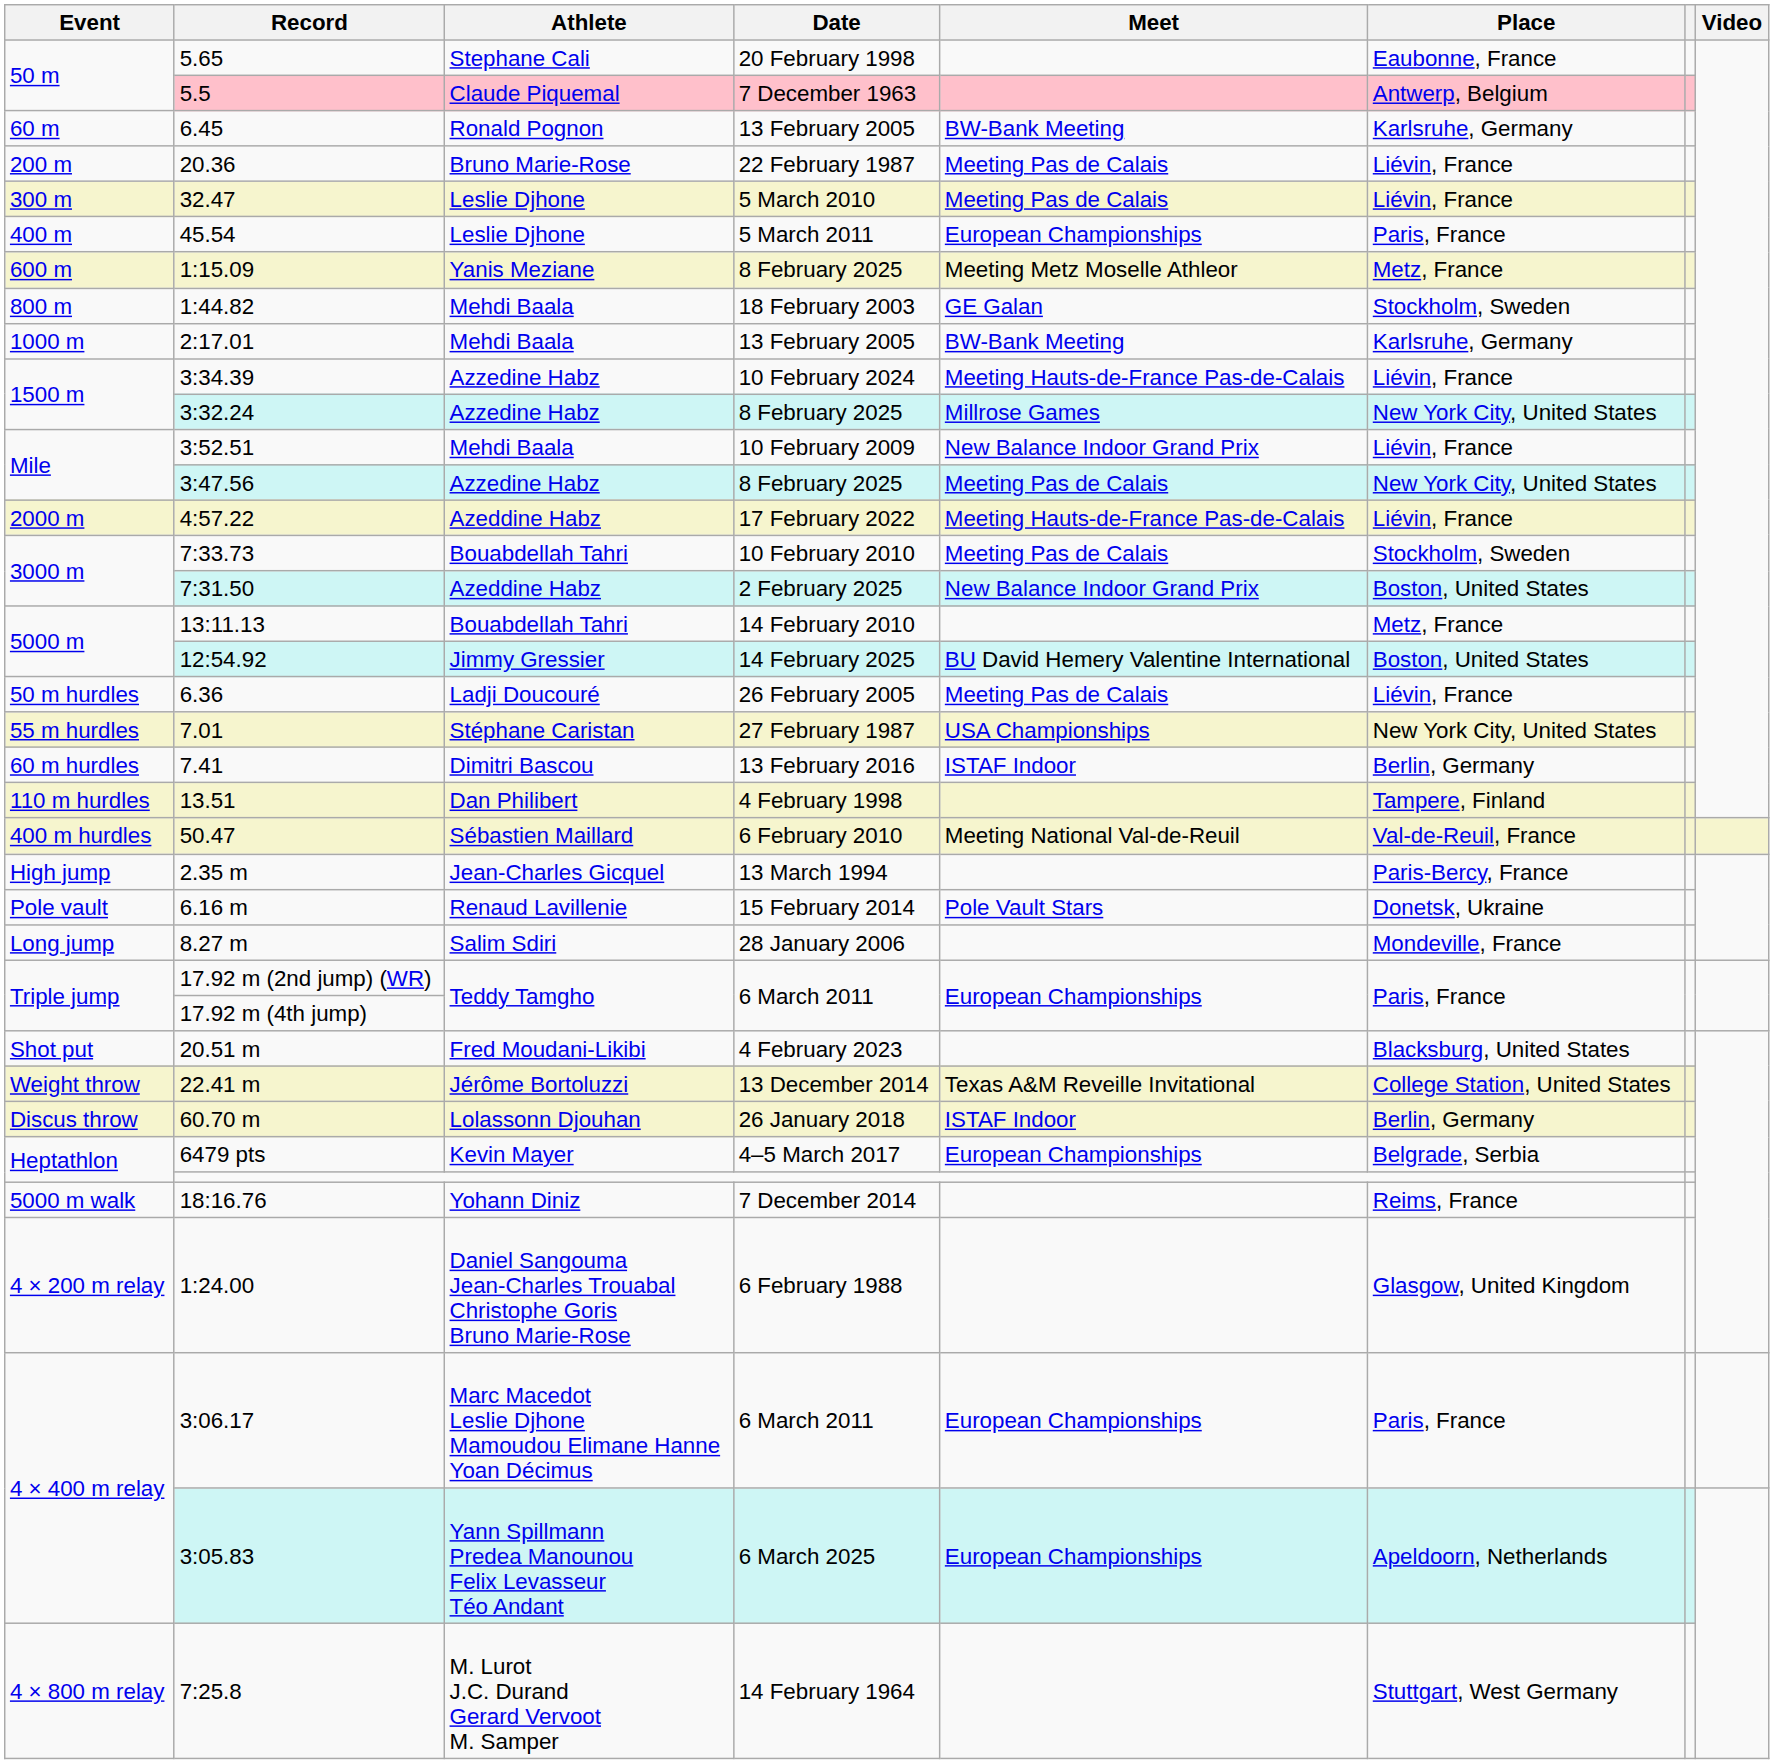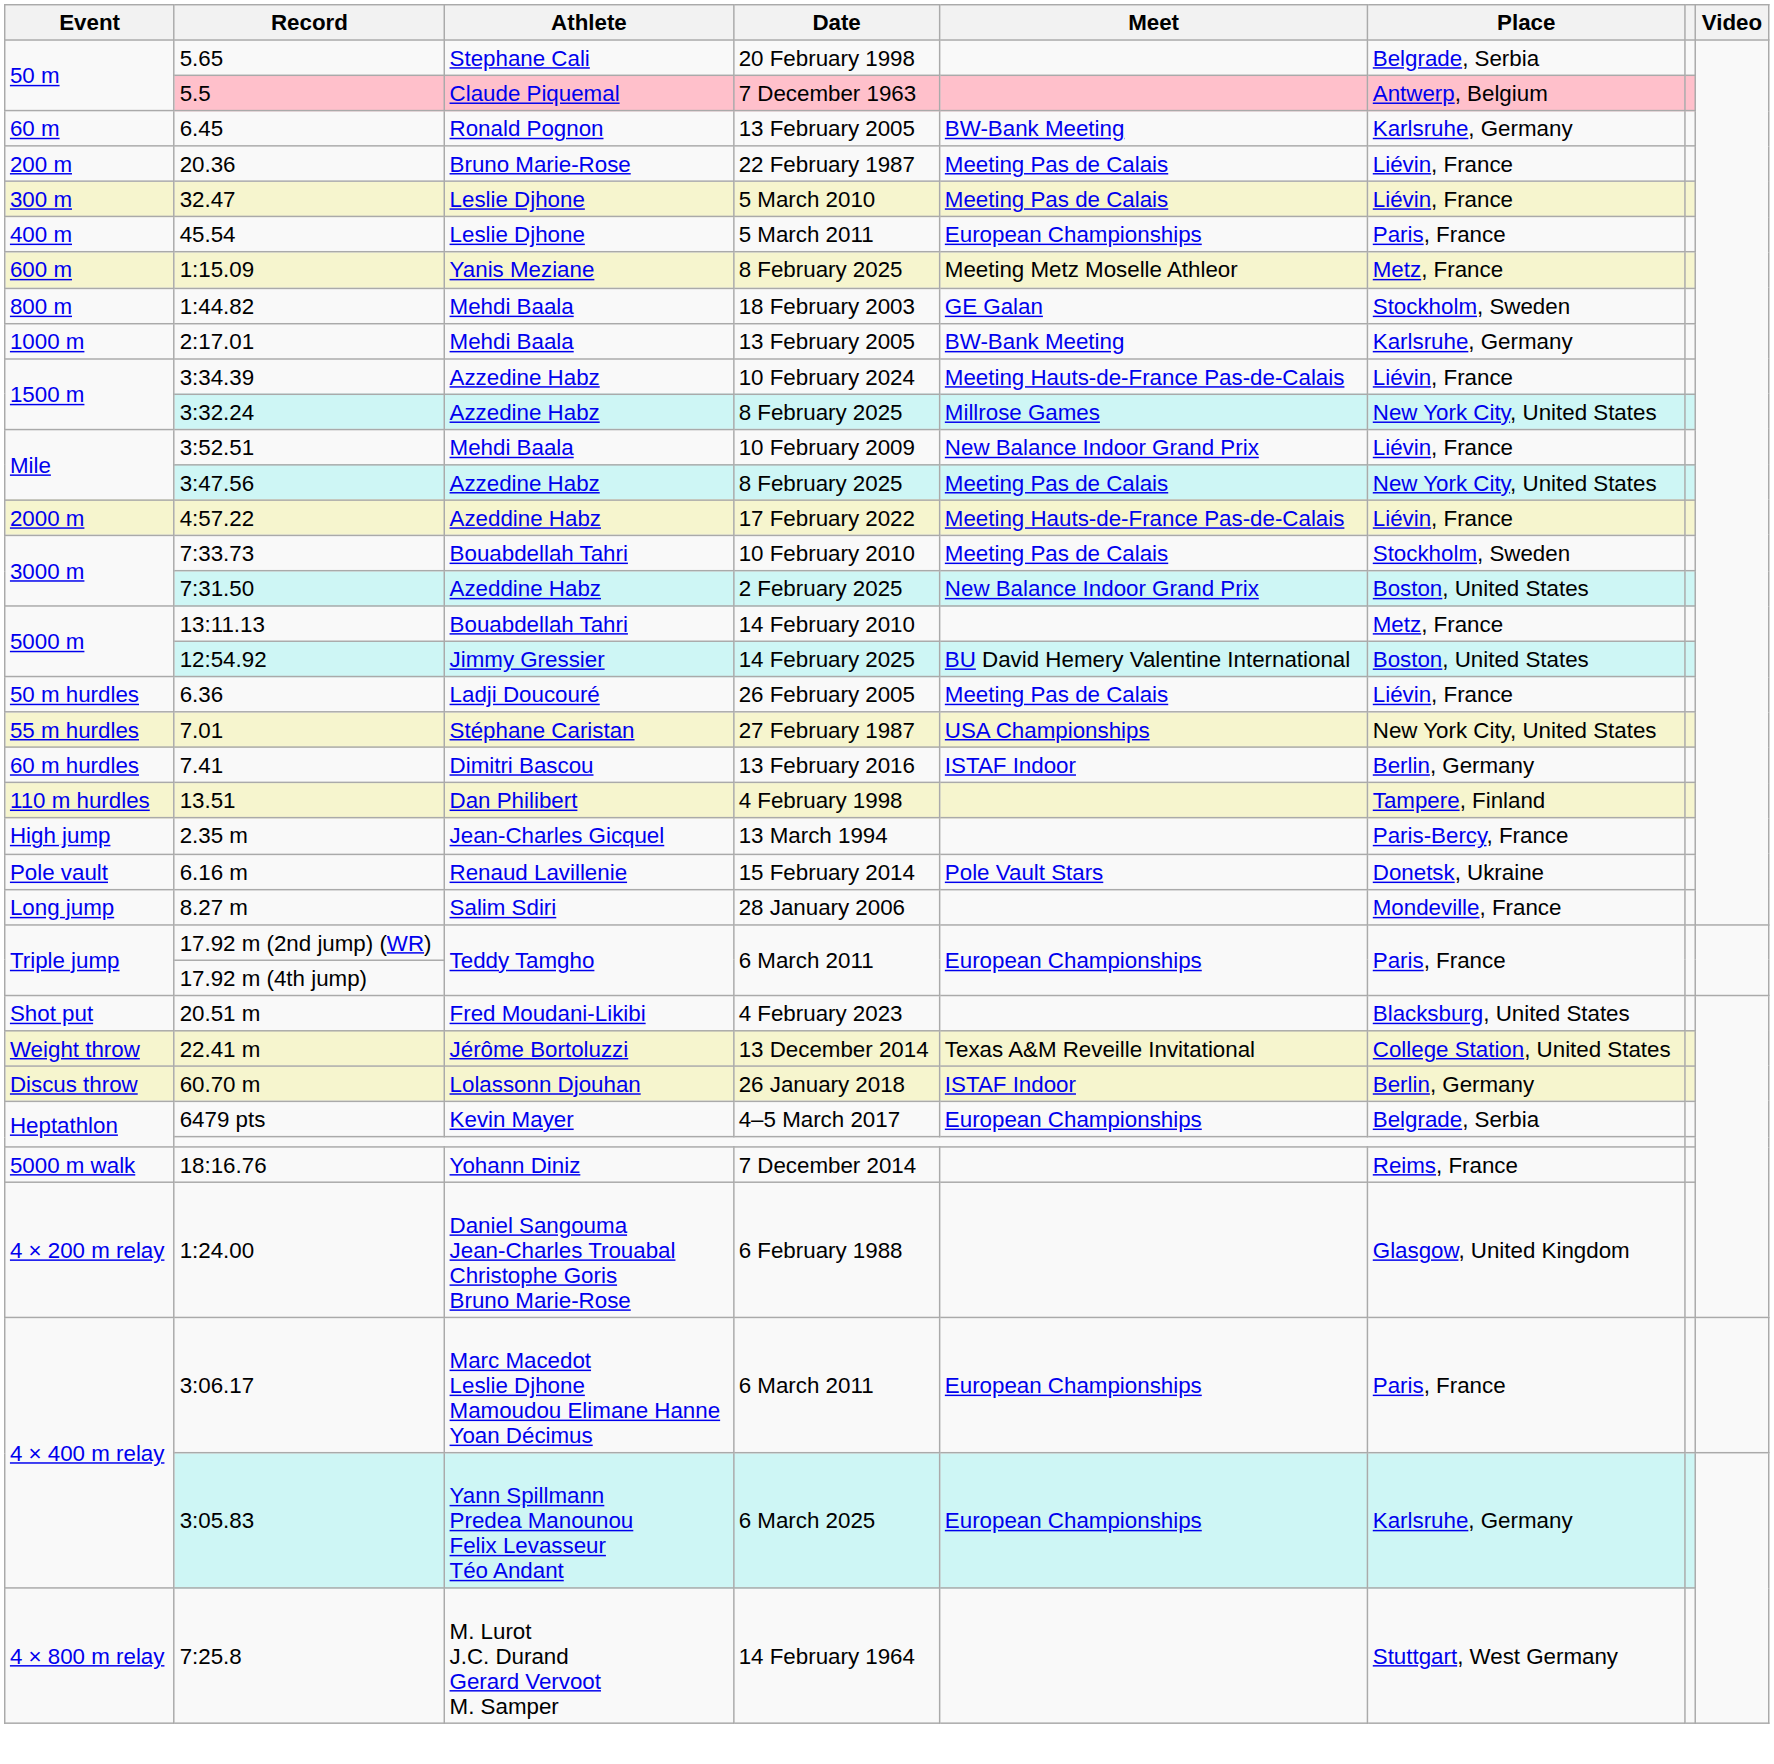(1465, 58) Eaubonne, France -> (1456, 58) Belgrade, Serbia
- row: (208, 836)
(1490, 1556) Apeldoorn, Netherlands -> (1473, 1521) Karlsruhe, Germany
